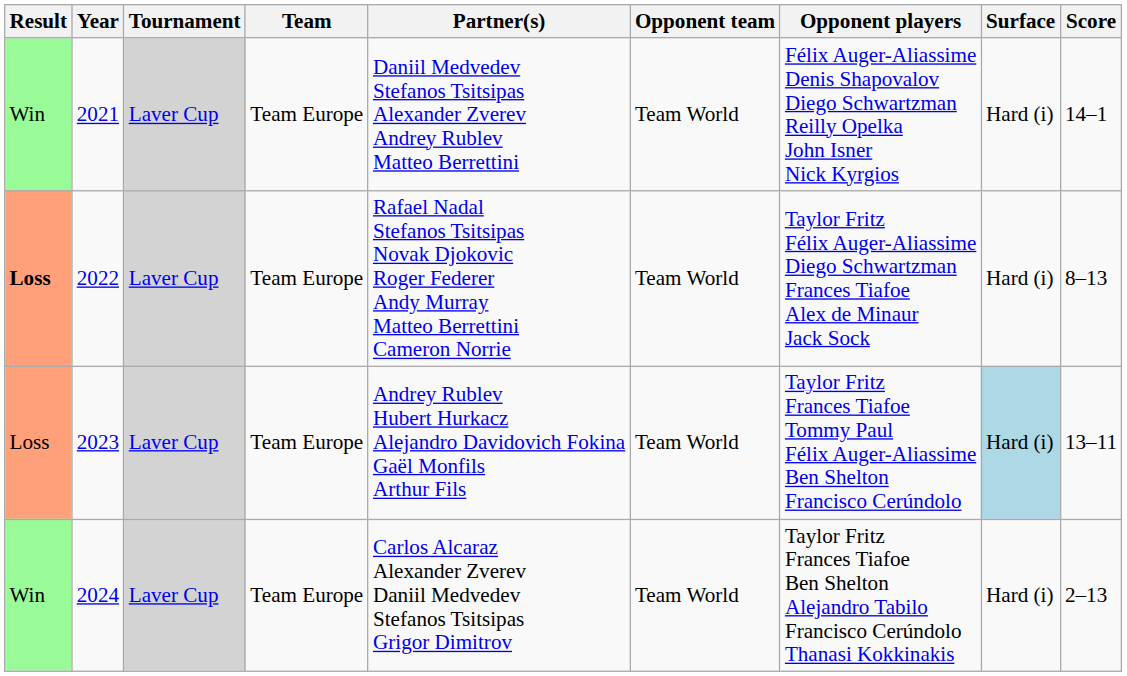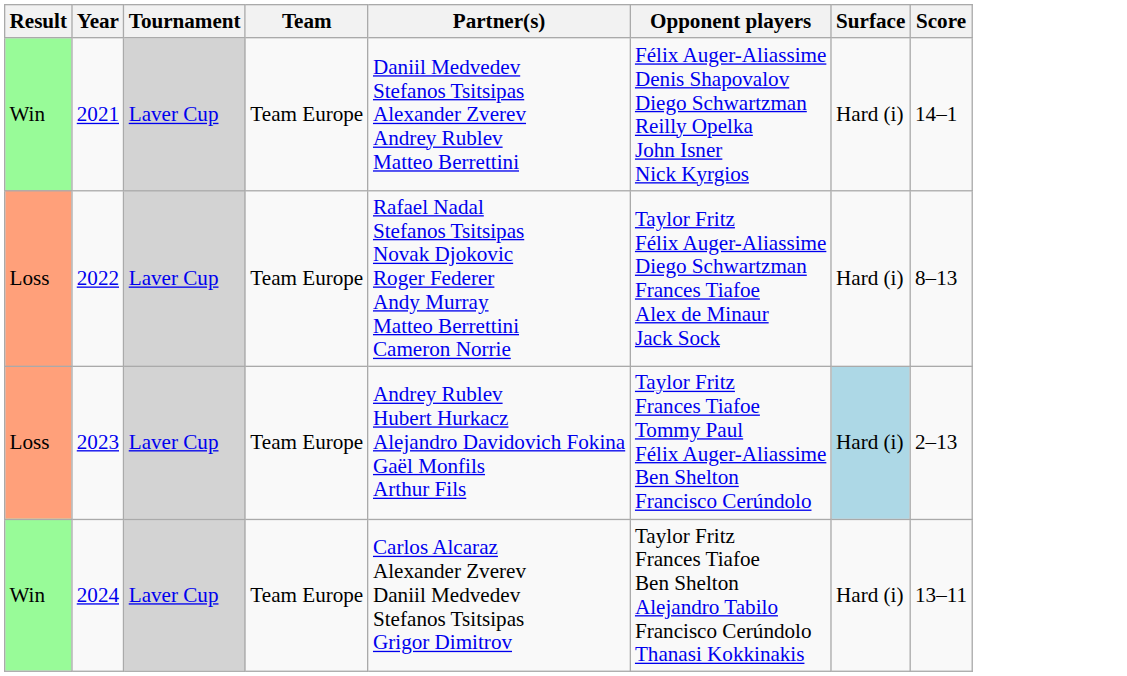- column: (705, 21)
(30, 278) bold -> (29, 278) normal
(1091, 442) 13–11 -> (936, 442) 2–13
(1086, 594) 2–13 -> (941, 594) 13–11
